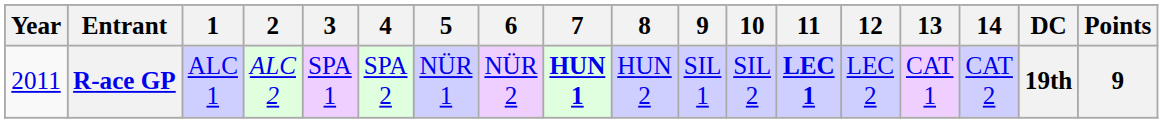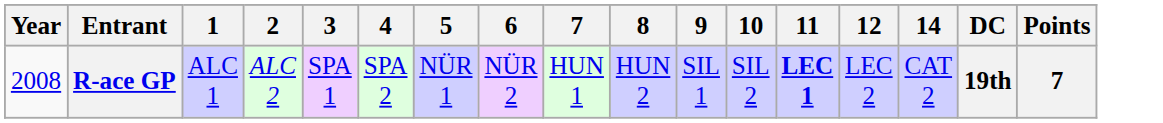- column: (930, 24)
(36, 81) 2011 -> (36, 81) 2008
(577, 81) bold -> (577, 81) normal
(1118, 81) 9 -> (1057, 81) 7
